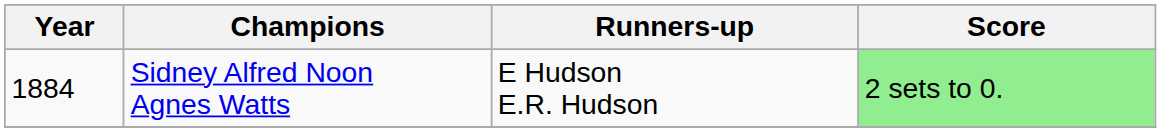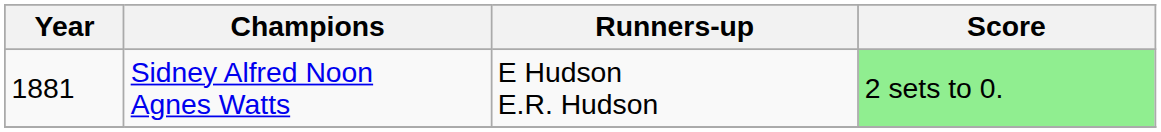(43, 87) 1884 -> (43, 87) 1881
